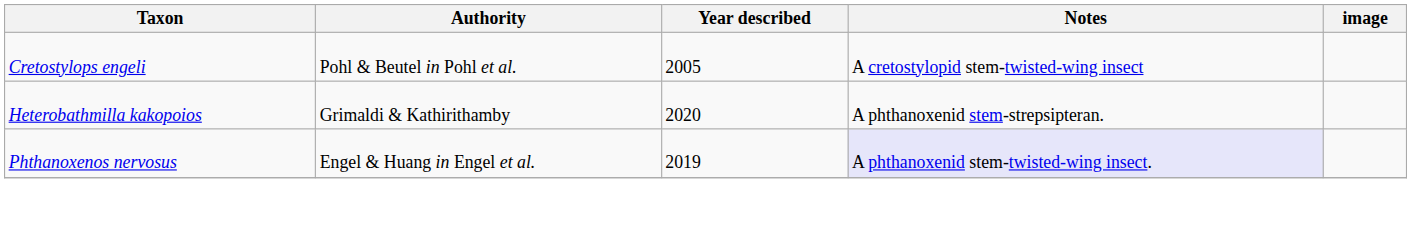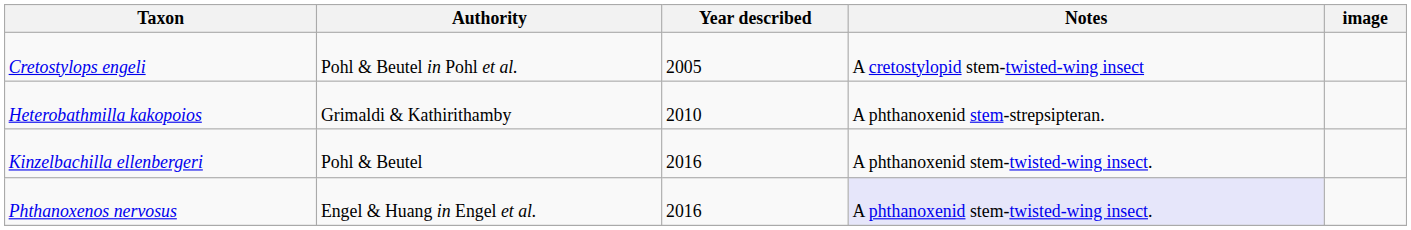(683, 114) 2020 -> (684, 114) 2010
+ row: (106, 163)
(683, 163) 2019 -> (684, 211) 2016
